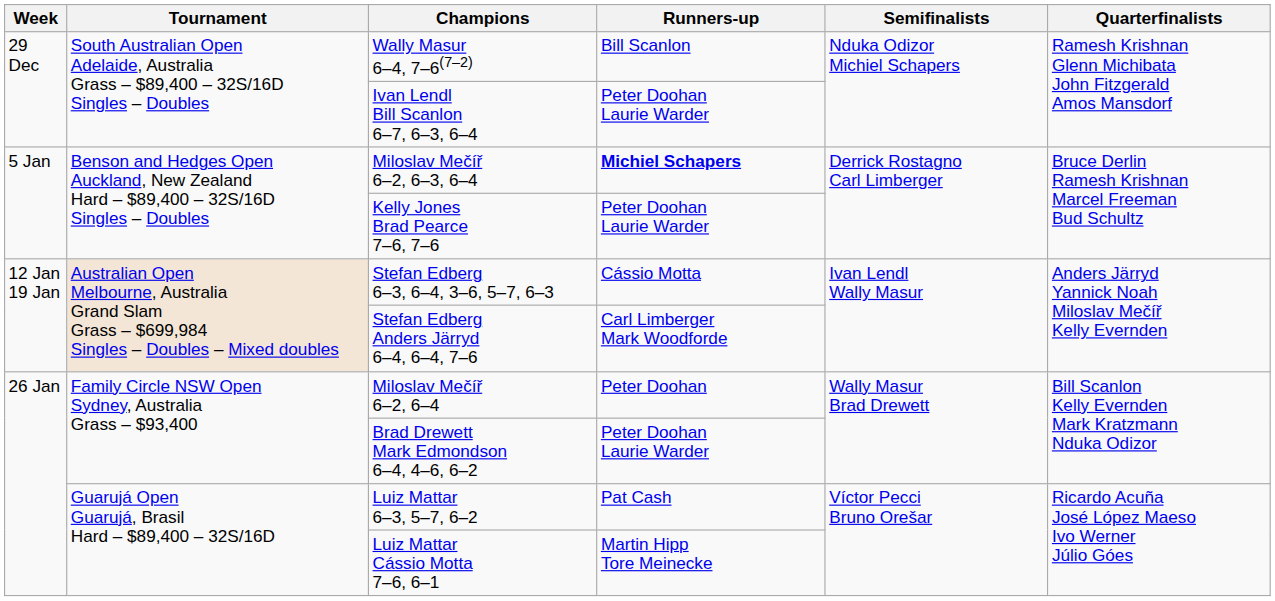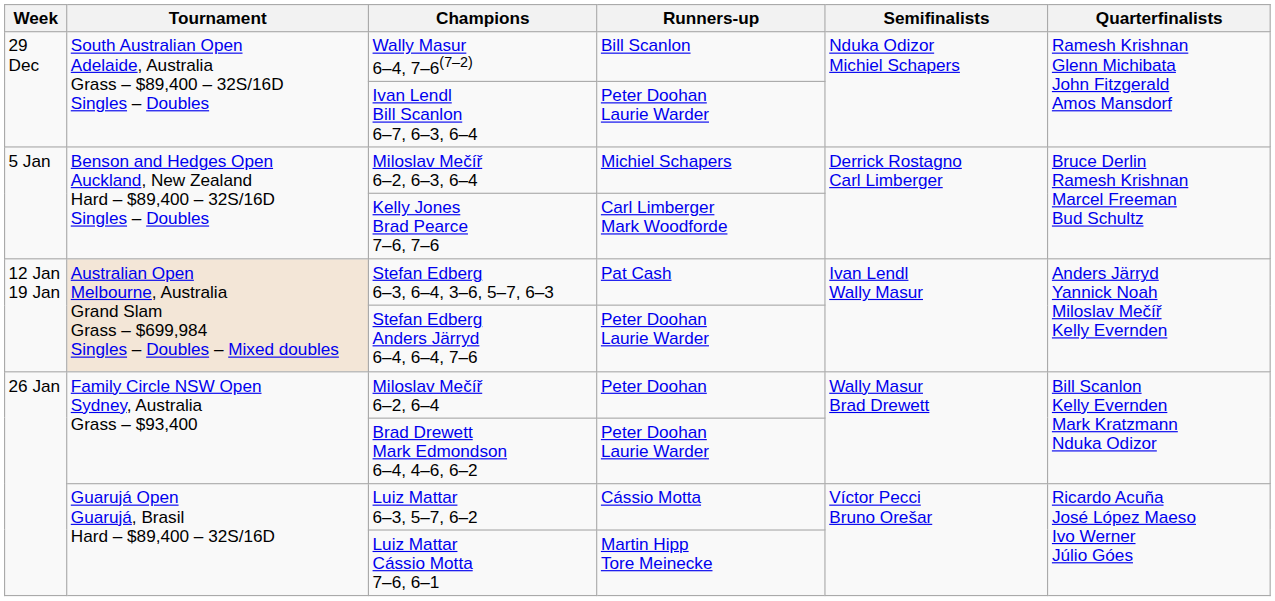(671, 161) bold -> (666, 161) normal
(655, 217) Peter Doohan Laurie Warder -> (664, 217) Carl Limberger Mark Woodforde
(651, 273) Cássio Motta -> (636, 273) Pat Cash
(664, 329) Carl Limberger Mark Woodforde -> (655, 329) Peter Doohan Laurie Warder
(636, 497) Pat Cash -> (651, 497) Cássio Motta
